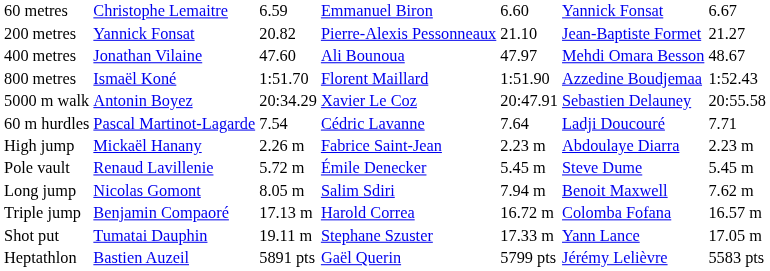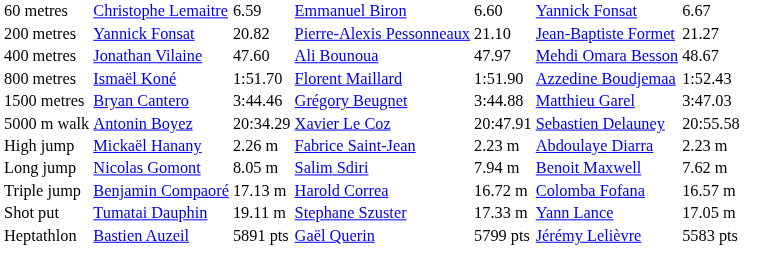+ row: (44, 100)
- row: (47, 123)
- row: (37, 168)
